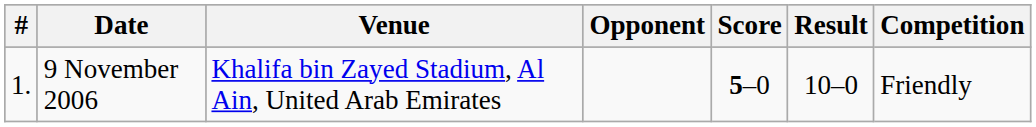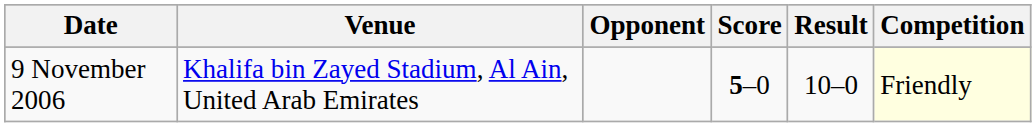- column: (21, 25)
(926, 84) no background -> (926, 84) lightyellow background
